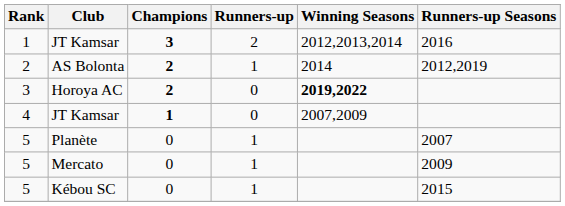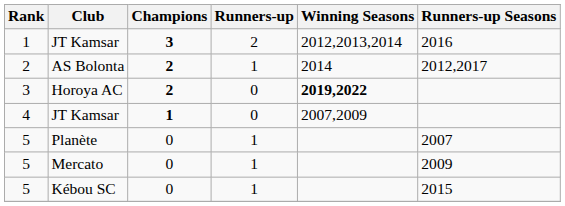(454, 66) 2012,2019 -> (454, 66) 2012,2017
